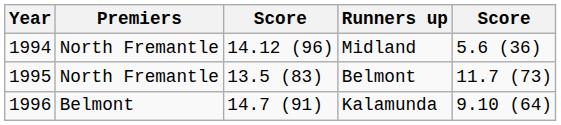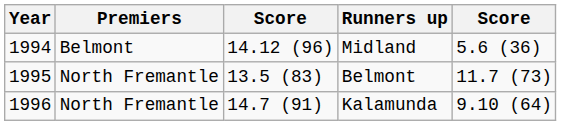(139, 48) North Fremantle -> (97, 48) Belmont
(97, 106) Belmont -> (139, 106) North Fremantle
